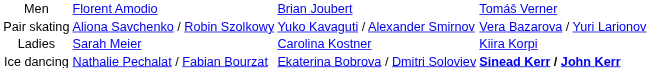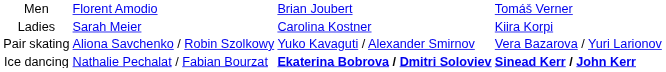rows swapped: (36, 44) <-> (36, 26)
(377, 61) normal -> (385, 61) bold
